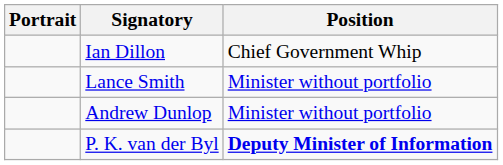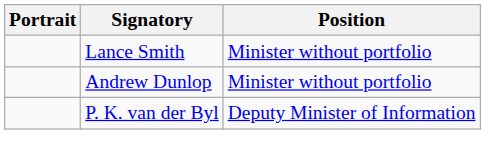- row: (125, 50)
(360, 143) bold -> (352, 112) normal
